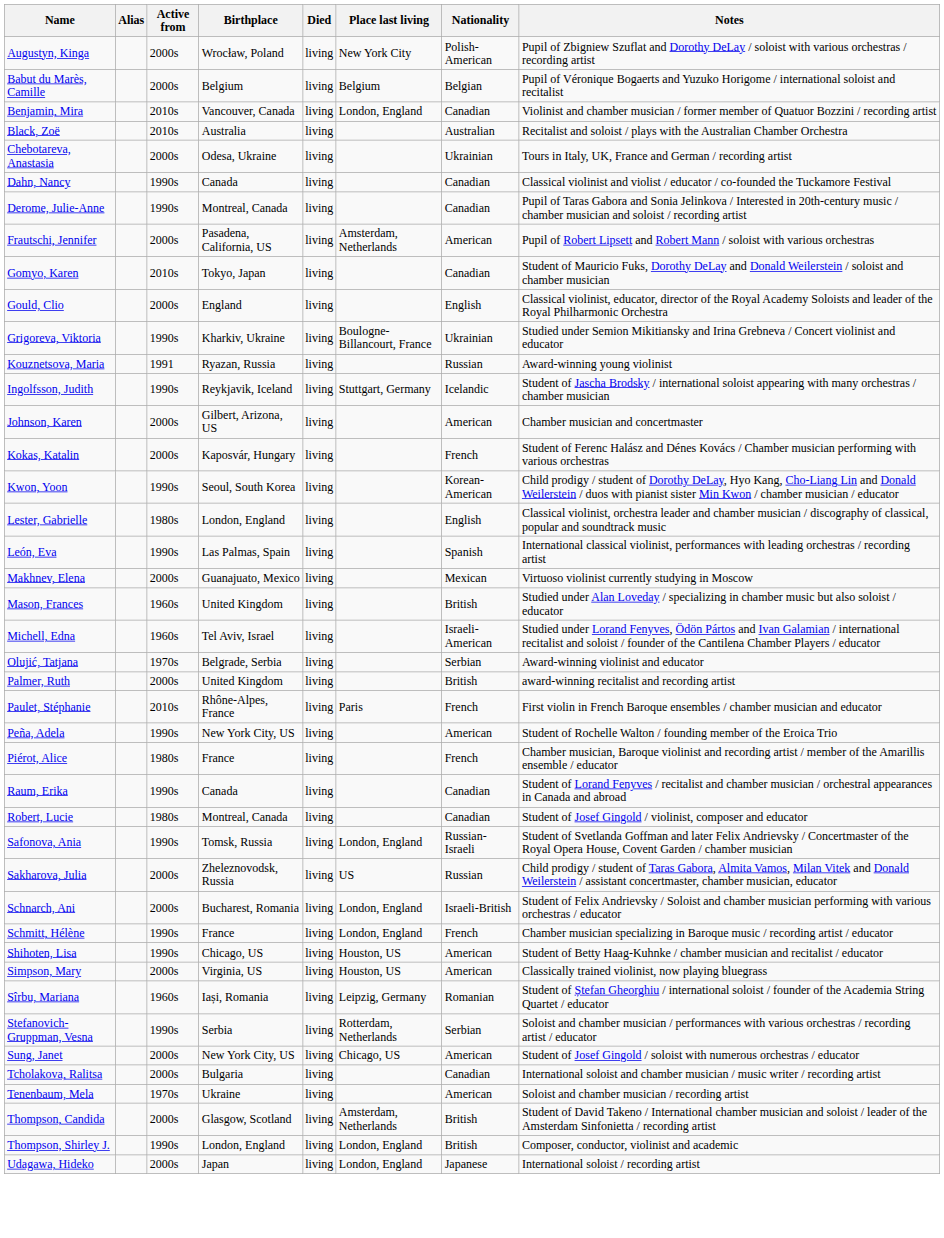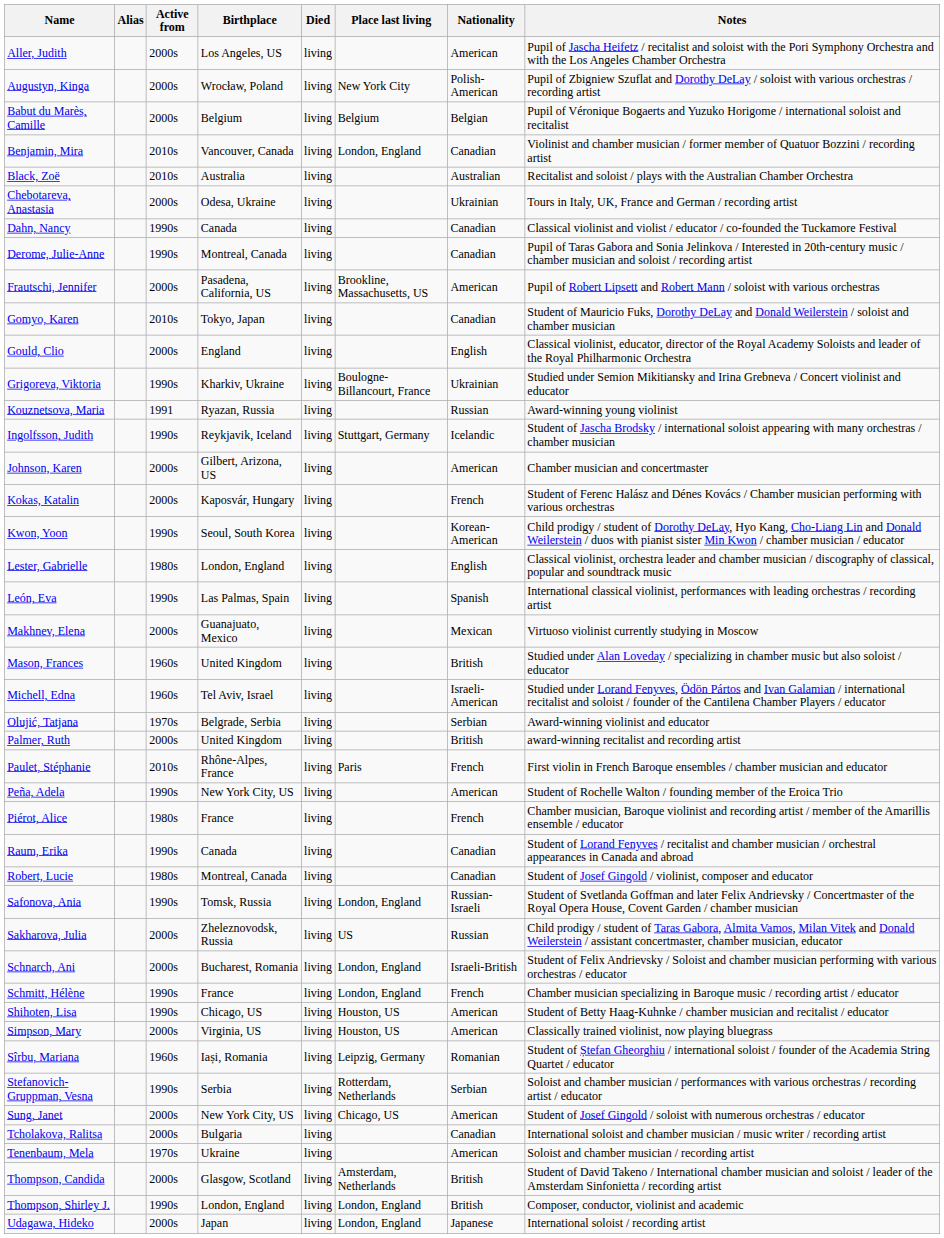+ row: (37, 53)
(368, 240) Amsterdam, Netherlands -> (383, 286) Brookline, Massachusetts, US
